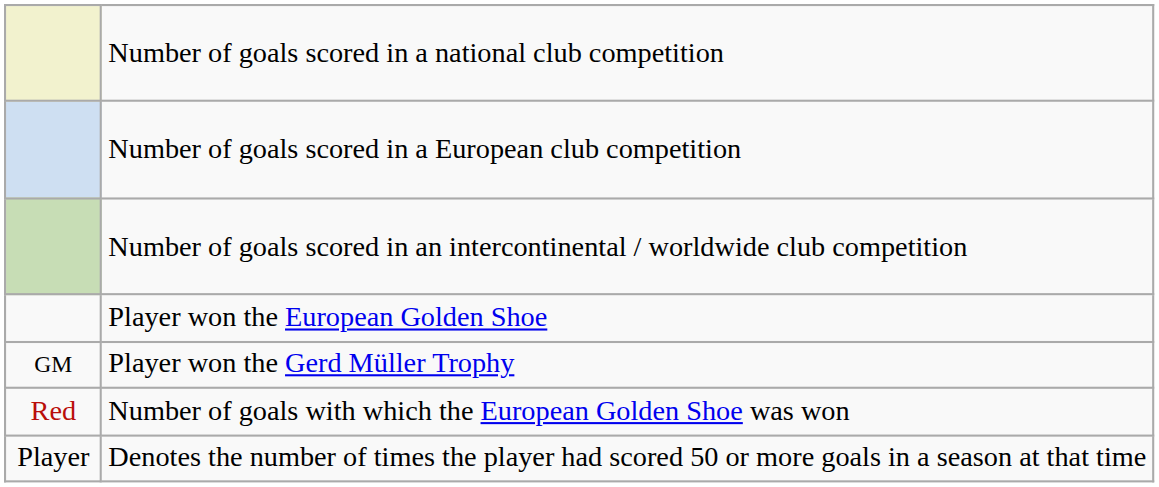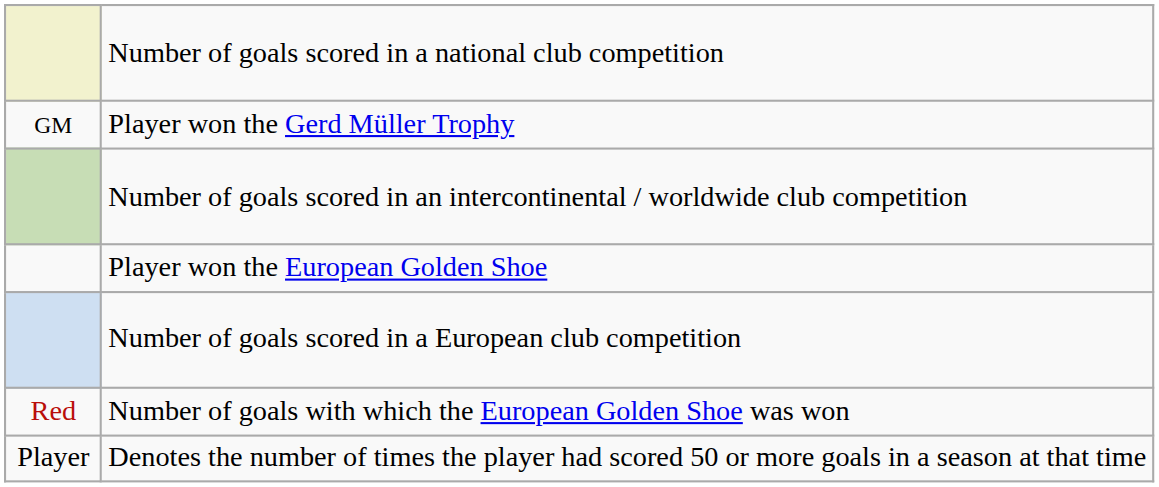rows swapped: (425, 148) <-> (311, 363)
